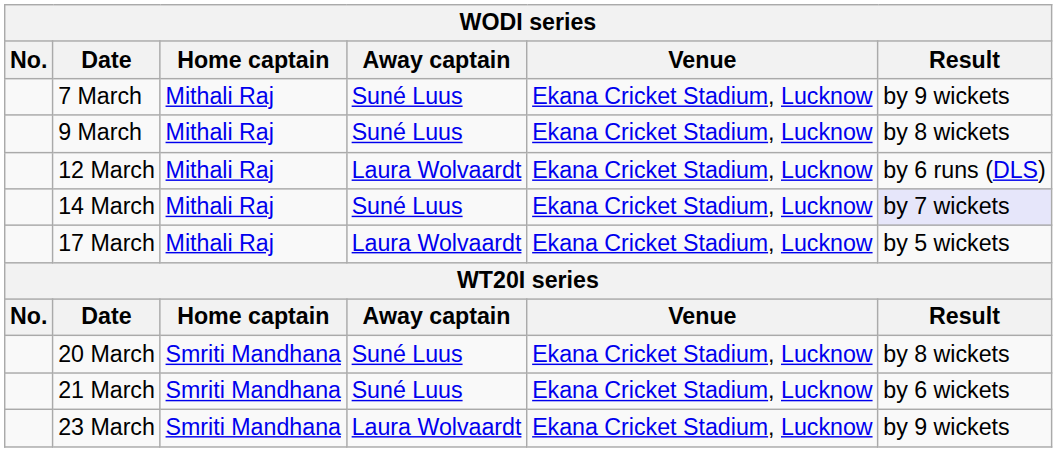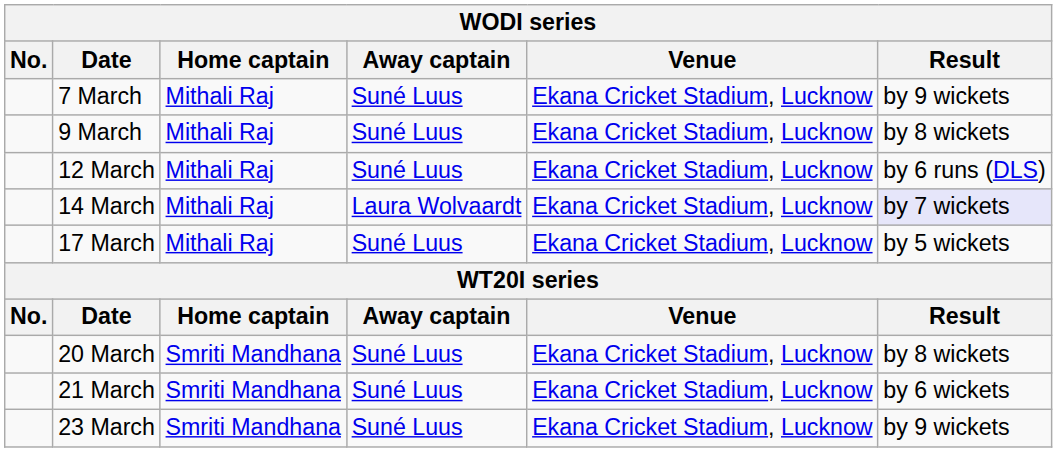(437, 170) Laura Wolvaardt -> (407, 170) Suné Luus
(407, 206) Suné Luus -> (437, 206) Laura Wolvaardt
(437, 243) Laura Wolvaardt -> (407, 243) Suné Luus
(437, 427) Laura Wolvaardt -> (407, 427) Suné Luus
